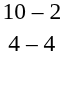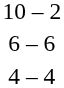+ row: (32, 43)
